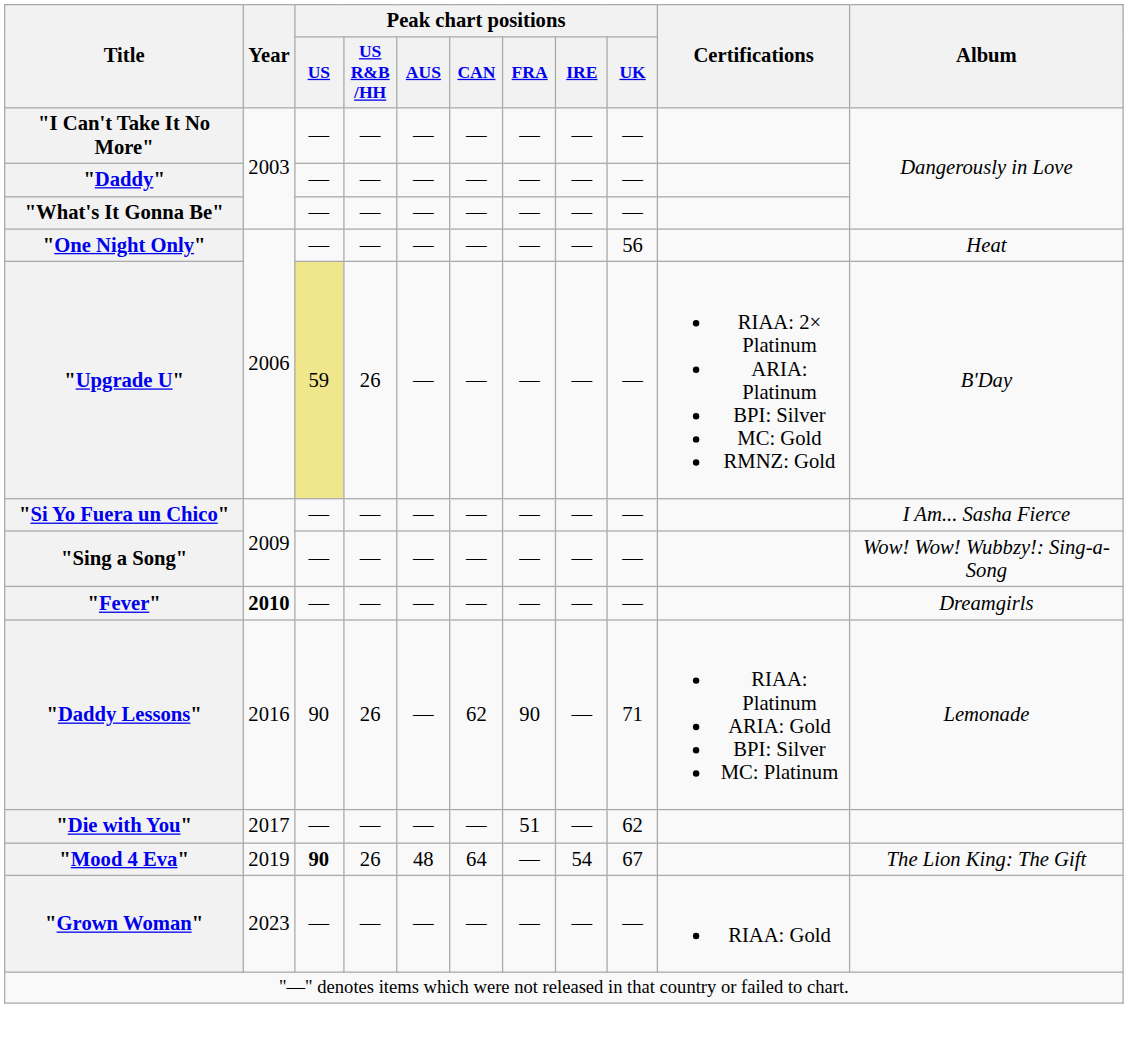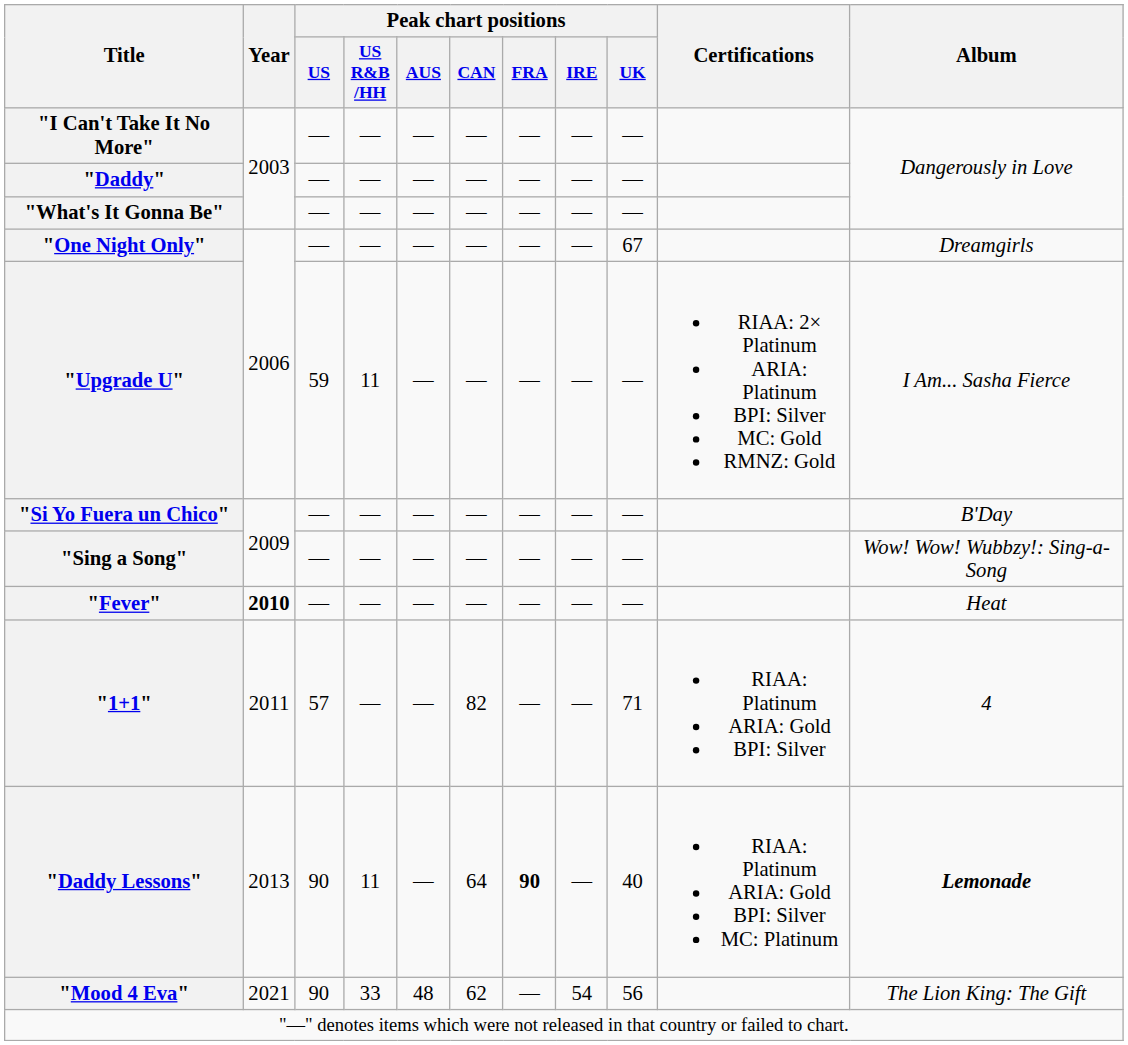(633, 245) 56 -> (633, 245) 67
(986, 245) Heat -> (986, 245) Dreamgirls
(319, 379) khaki background -> (319, 379) no background
(370, 379) 26 -> (370, 379) 11
(986, 379) B'Day -> (986, 379) I Am... Sasha Fierce
(986, 514) I Am... Sasha Fierce -> (986, 514) B'Day
(986, 603) Dreamgirls -> (986, 603) Heat
+ row: (124, 703)
(269, 714) 2016 -> (269, 881) 2013
(370, 714) 26 -> (370, 881) 11
(476, 714) 62 -> (476, 881) 64
(530, 714) normal -> (530, 881) bold
(633, 714) 71 -> (633, 881) 40
(986, 714) normal -> (986, 881) bold
- row: (124, 826)
(269, 858) 2019 -> (269, 992) 2021
(319, 858) bold -> (319, 992) normal
(370, 858) 26 -> (370, 992) 33
(476, 858) 64 -> (476, 992) 62
(633, 858) 67 -> (633, 992) 56
- row: (124, 923)
